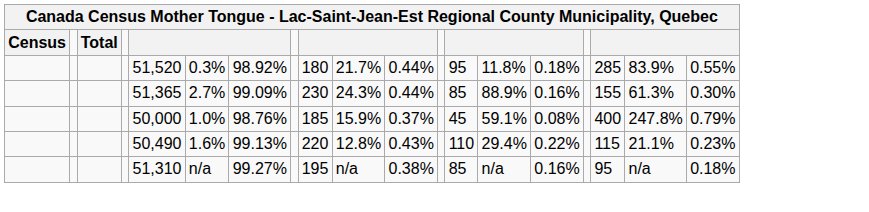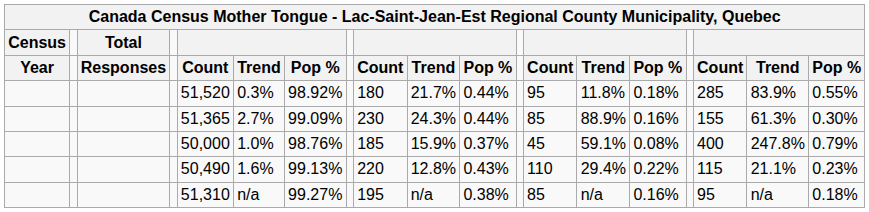+ row: (37, 67)
